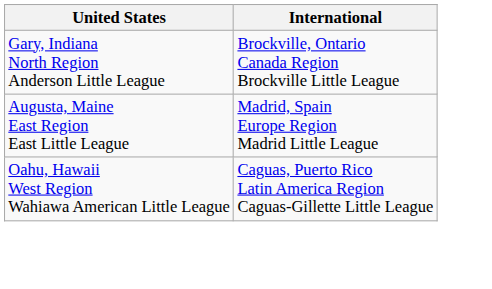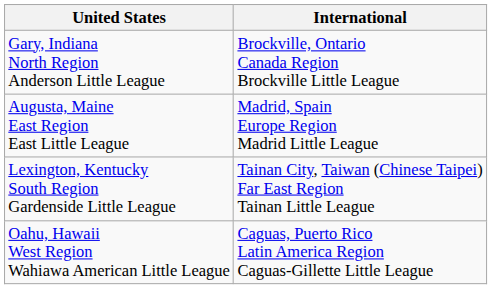+ row: (92, 188)
